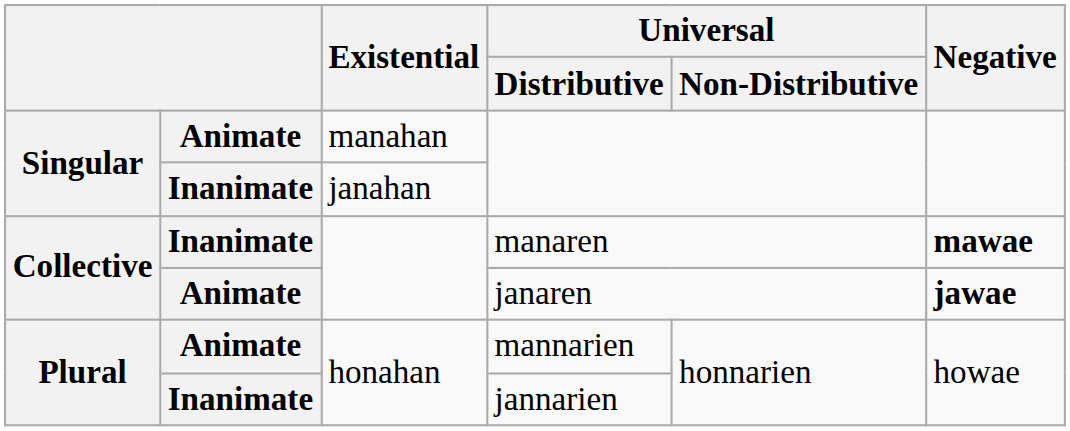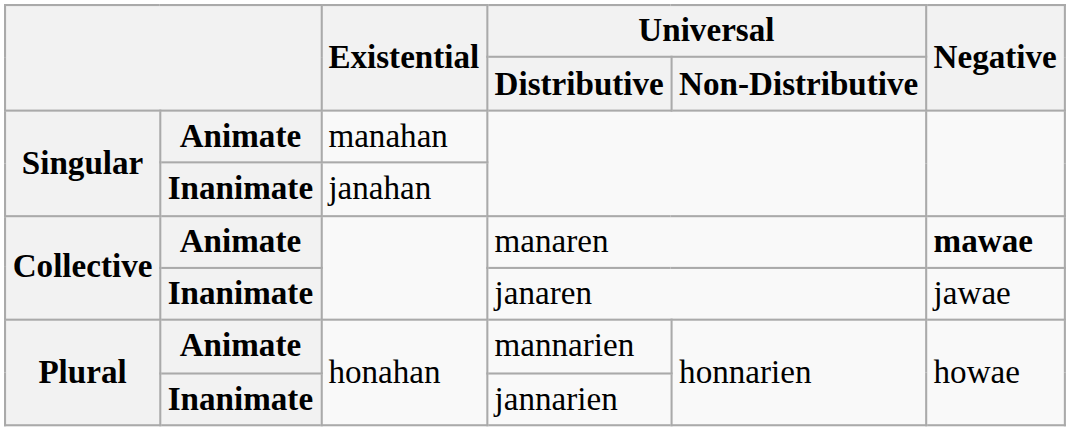(240, 240) Inanimate -> (240, 240) Animate
(240, 293) Animate -> (240, 293) Inanimate
(975, 293) bold -> (972, 293) normal
